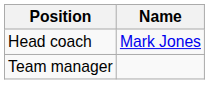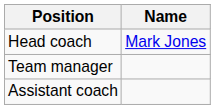+ row: (63, 91)
